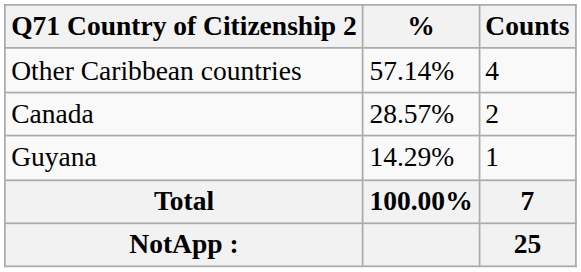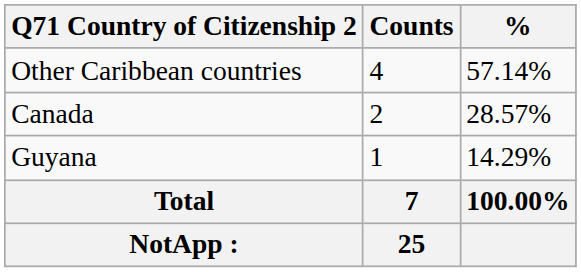columns swapped: (527, 26) <-> (421, 26)
